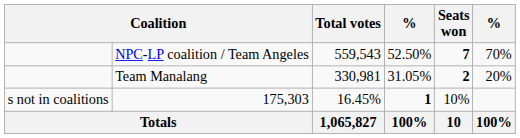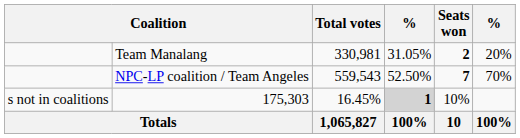rows swapped: (212, 54) <-> (161, 76)
(428, 99) no background -> (428, 99) lightgrey background
